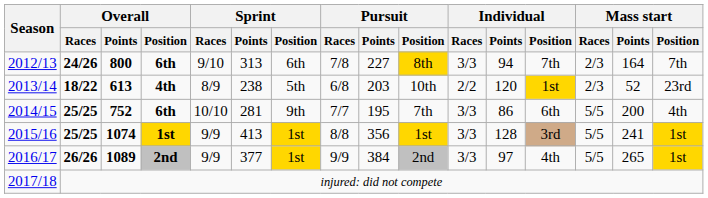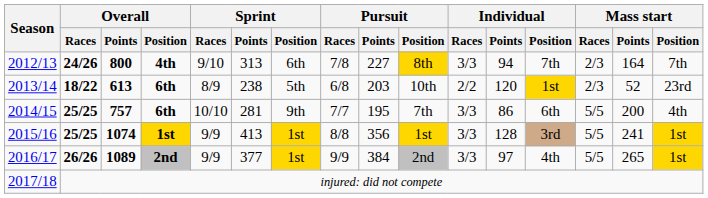(166, 63) 6th -> (166, 63) 4th
(166, 87) 4th -> (166, 87) 6th
(121, 110) 752 -> (121, 110) 757
